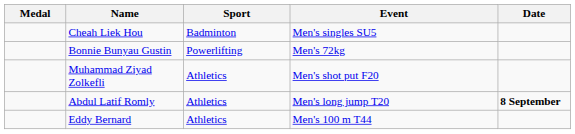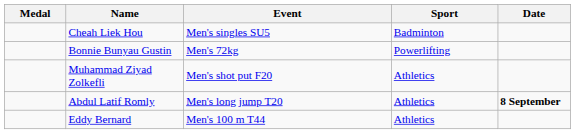columns swapped: (237, 13) <-> (394, 13)
